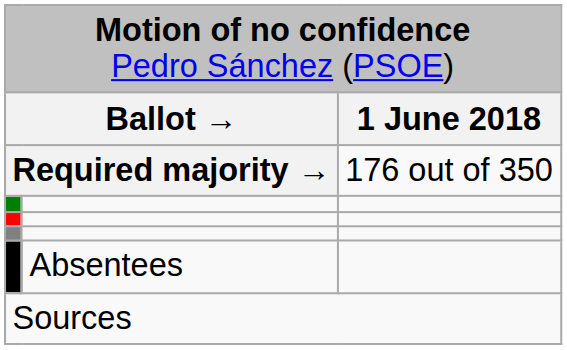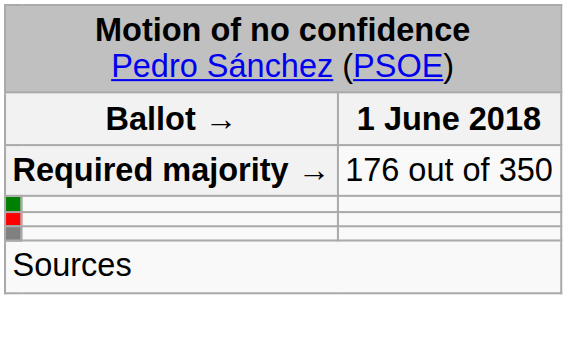- row: (14, 267)
